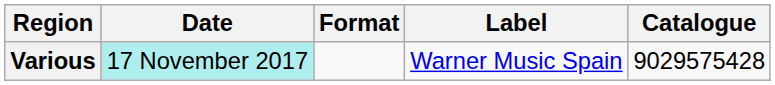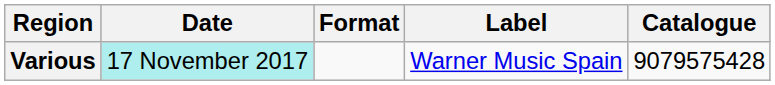(699, 60) 9029575428 -> (699, 60) 9079575428
